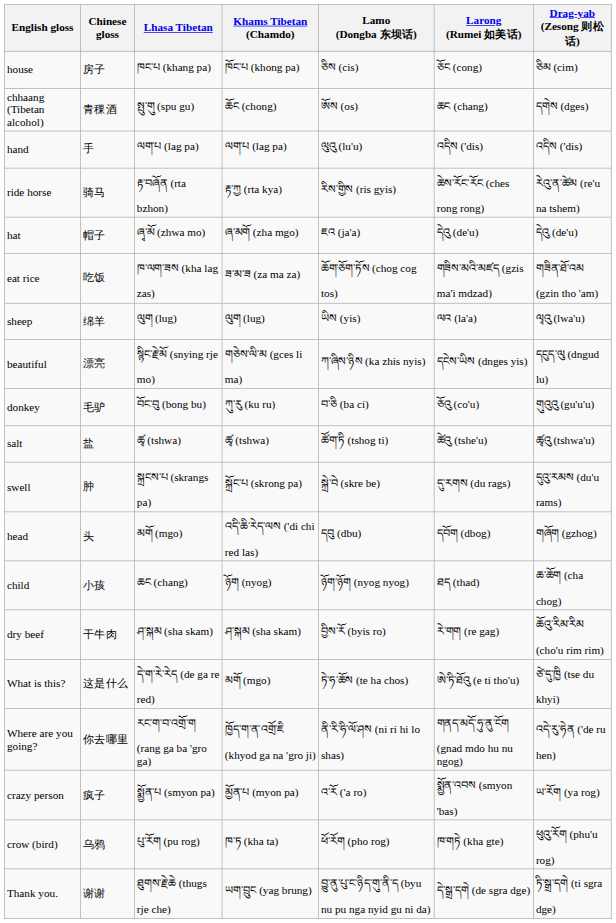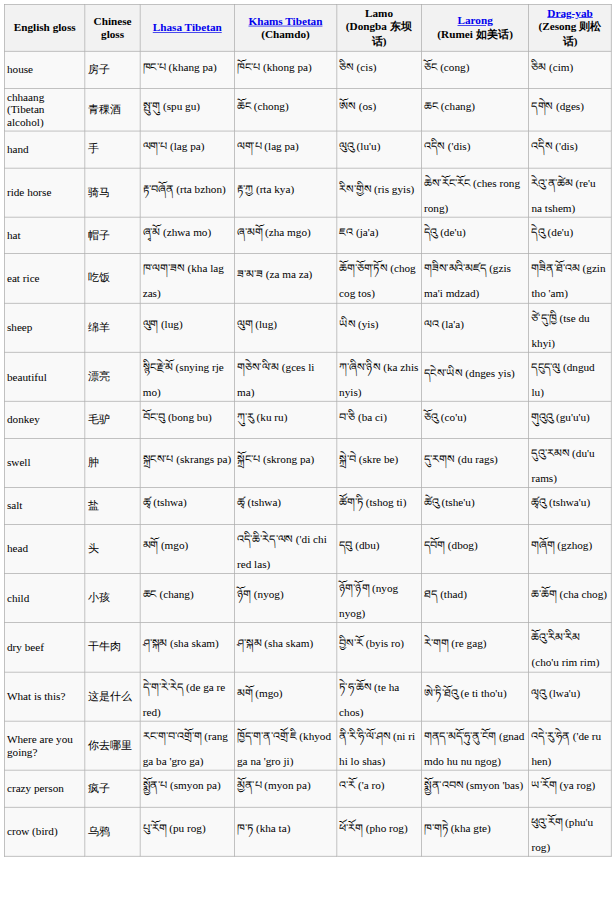(560, 318) ལྭའུ (lwa'u) -> (561, 330) ཙེ་དུ་ཁྱི (tse du khyi)
rows swapped: (15, 444) <-> (19, 487)
(565, 687) ཙེ་དུ་ཁྱི (tse du khyi) -> (556, 693) ལྭའུ (lwa'u)
- row: (32, 893)
